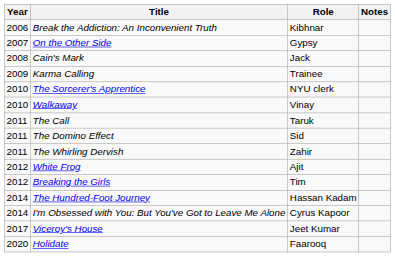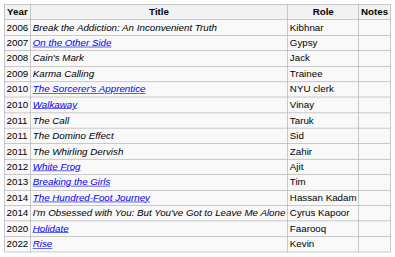(17, 182) 2012 -> (17, 182) 2013
- row: (68, 228)
+ row: (43, 244)
